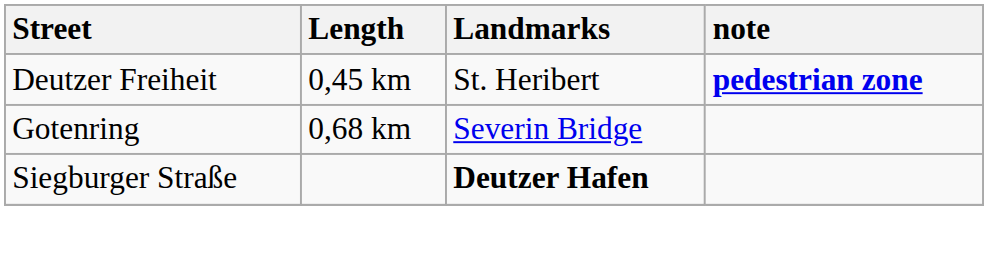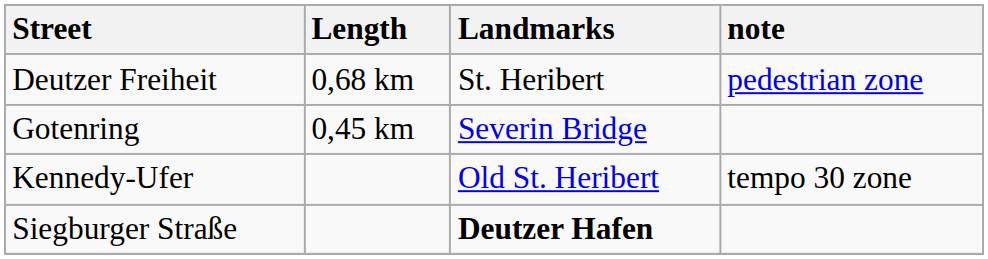(360, 79) 0,45 km -> (363, 79) 0,68 km
(818, 79) bold -> (825, 79) normal
(360, 128) 0,68 km -> (363, 128) 0,45 km
+ row: (103, 178)
